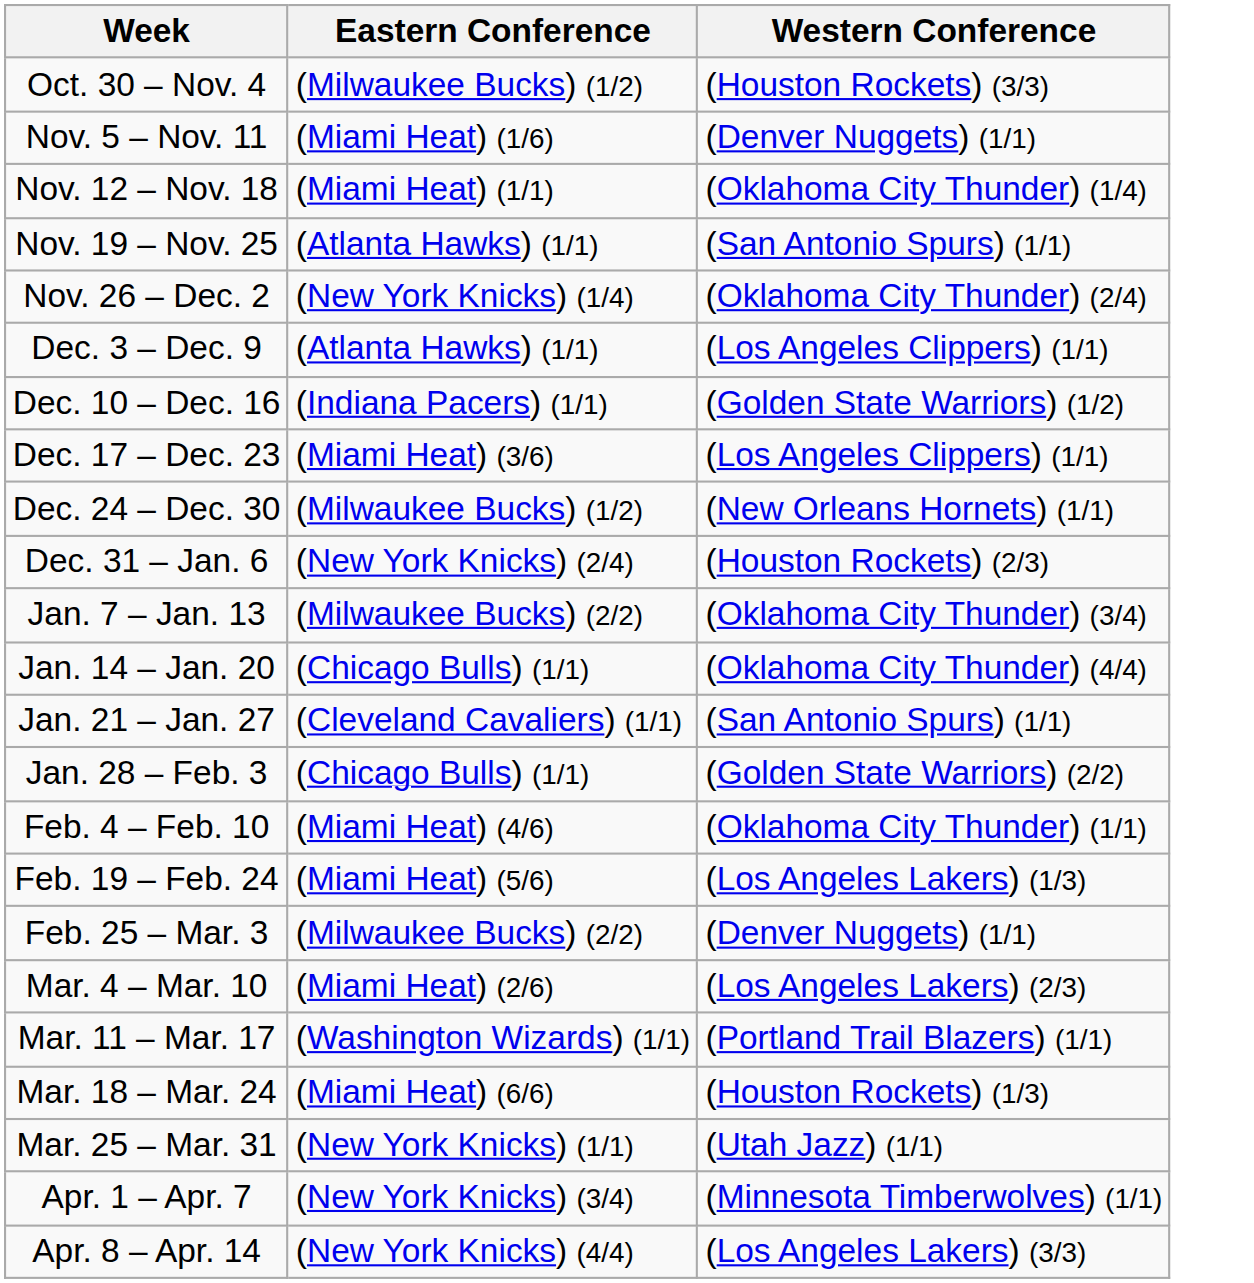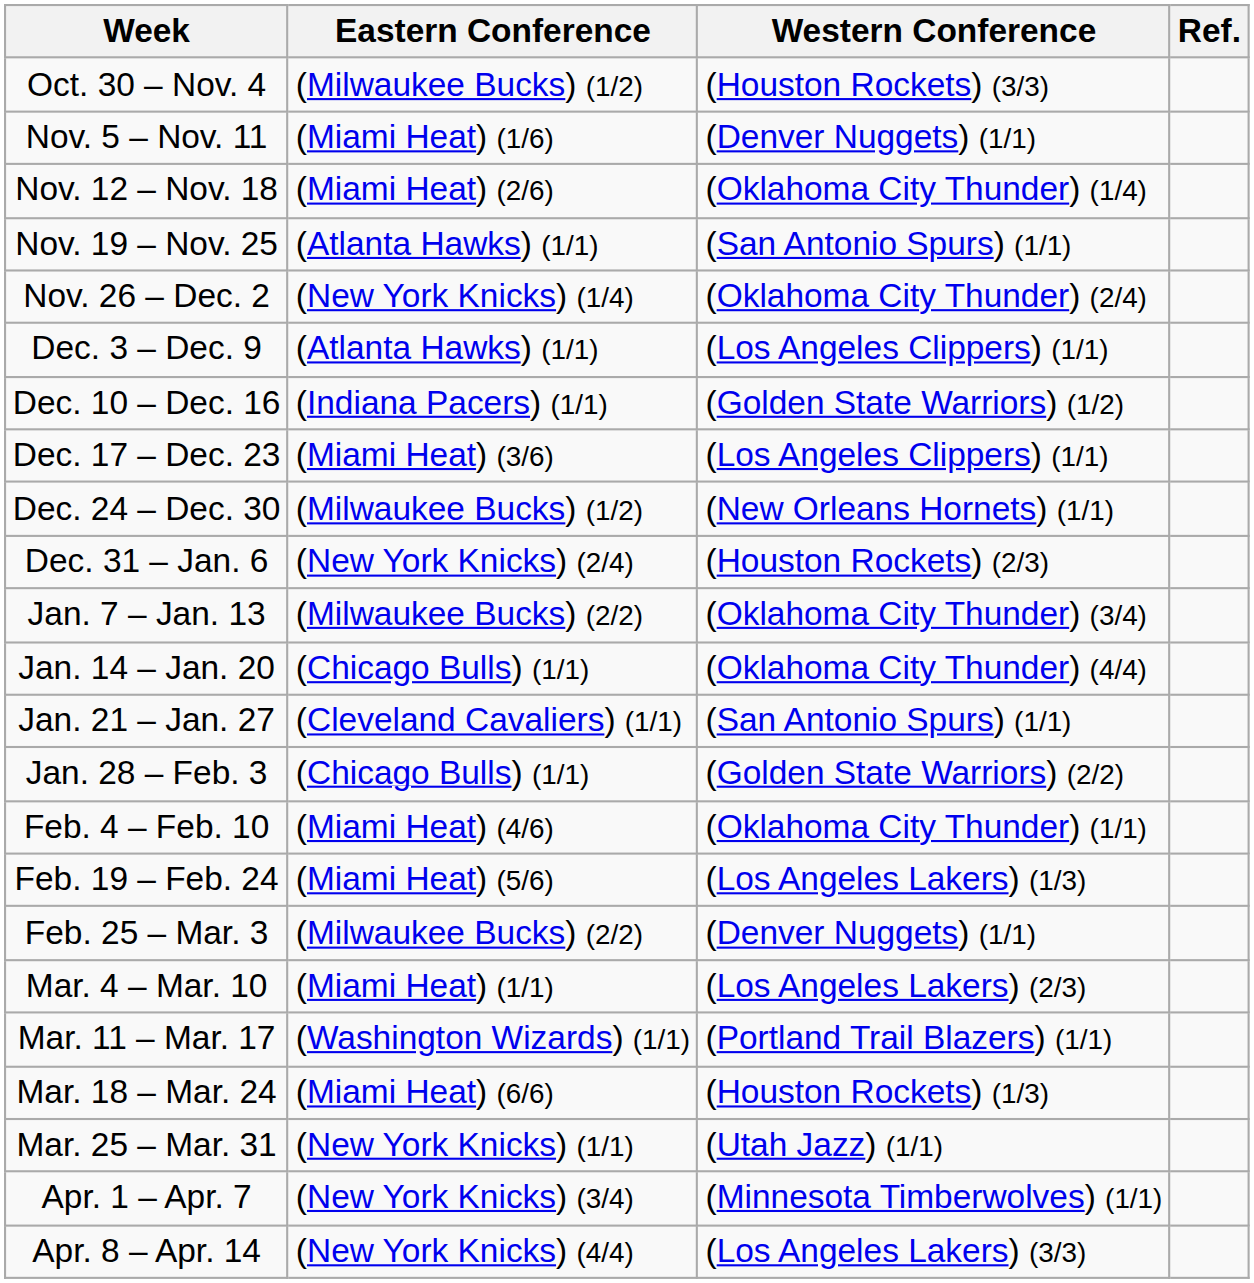+ column: (1209, 31)
(425, 190) (Miami Heat) (1/1) -> (425, 190) (Miami Heat) (2/6)
(425, 985) (Miami Heat) (2/6) -> (425, 985) (Miami Heat) (1/1)
